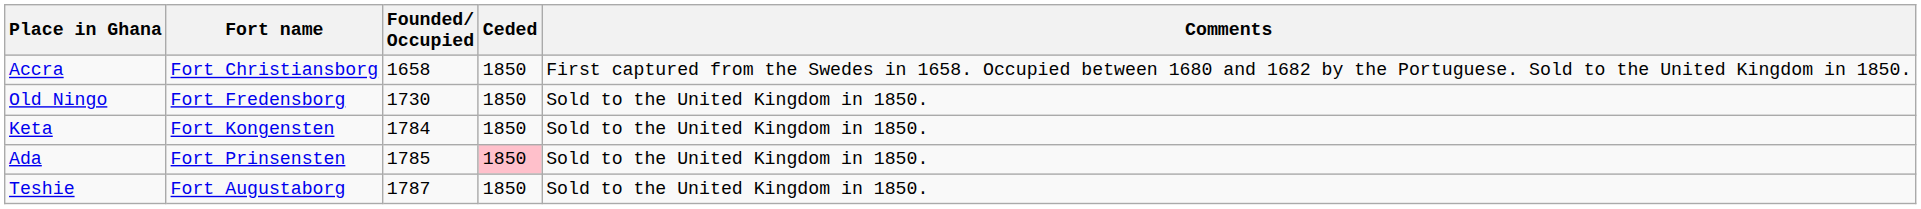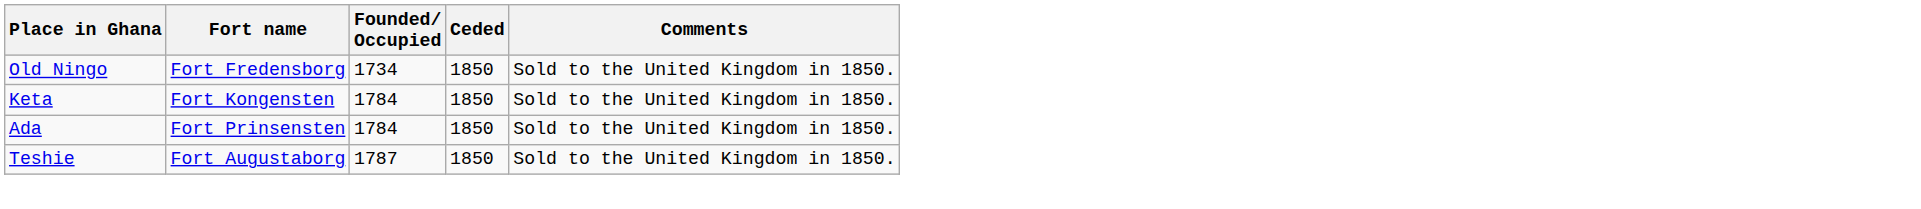- row: (36, 70)
(409, 100) 1730 -> (376, 70) 1734
(409, 159) 1785 -> (376, 130) 1784
(505, 159) pink background -> (472, 130) no background
